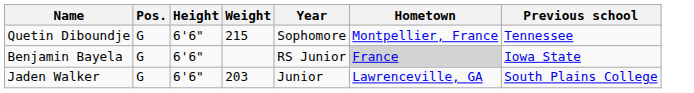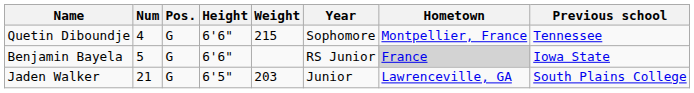+ column: (148, 15)
(188, 77) 6'6" -> (217, 77) 6'5"
